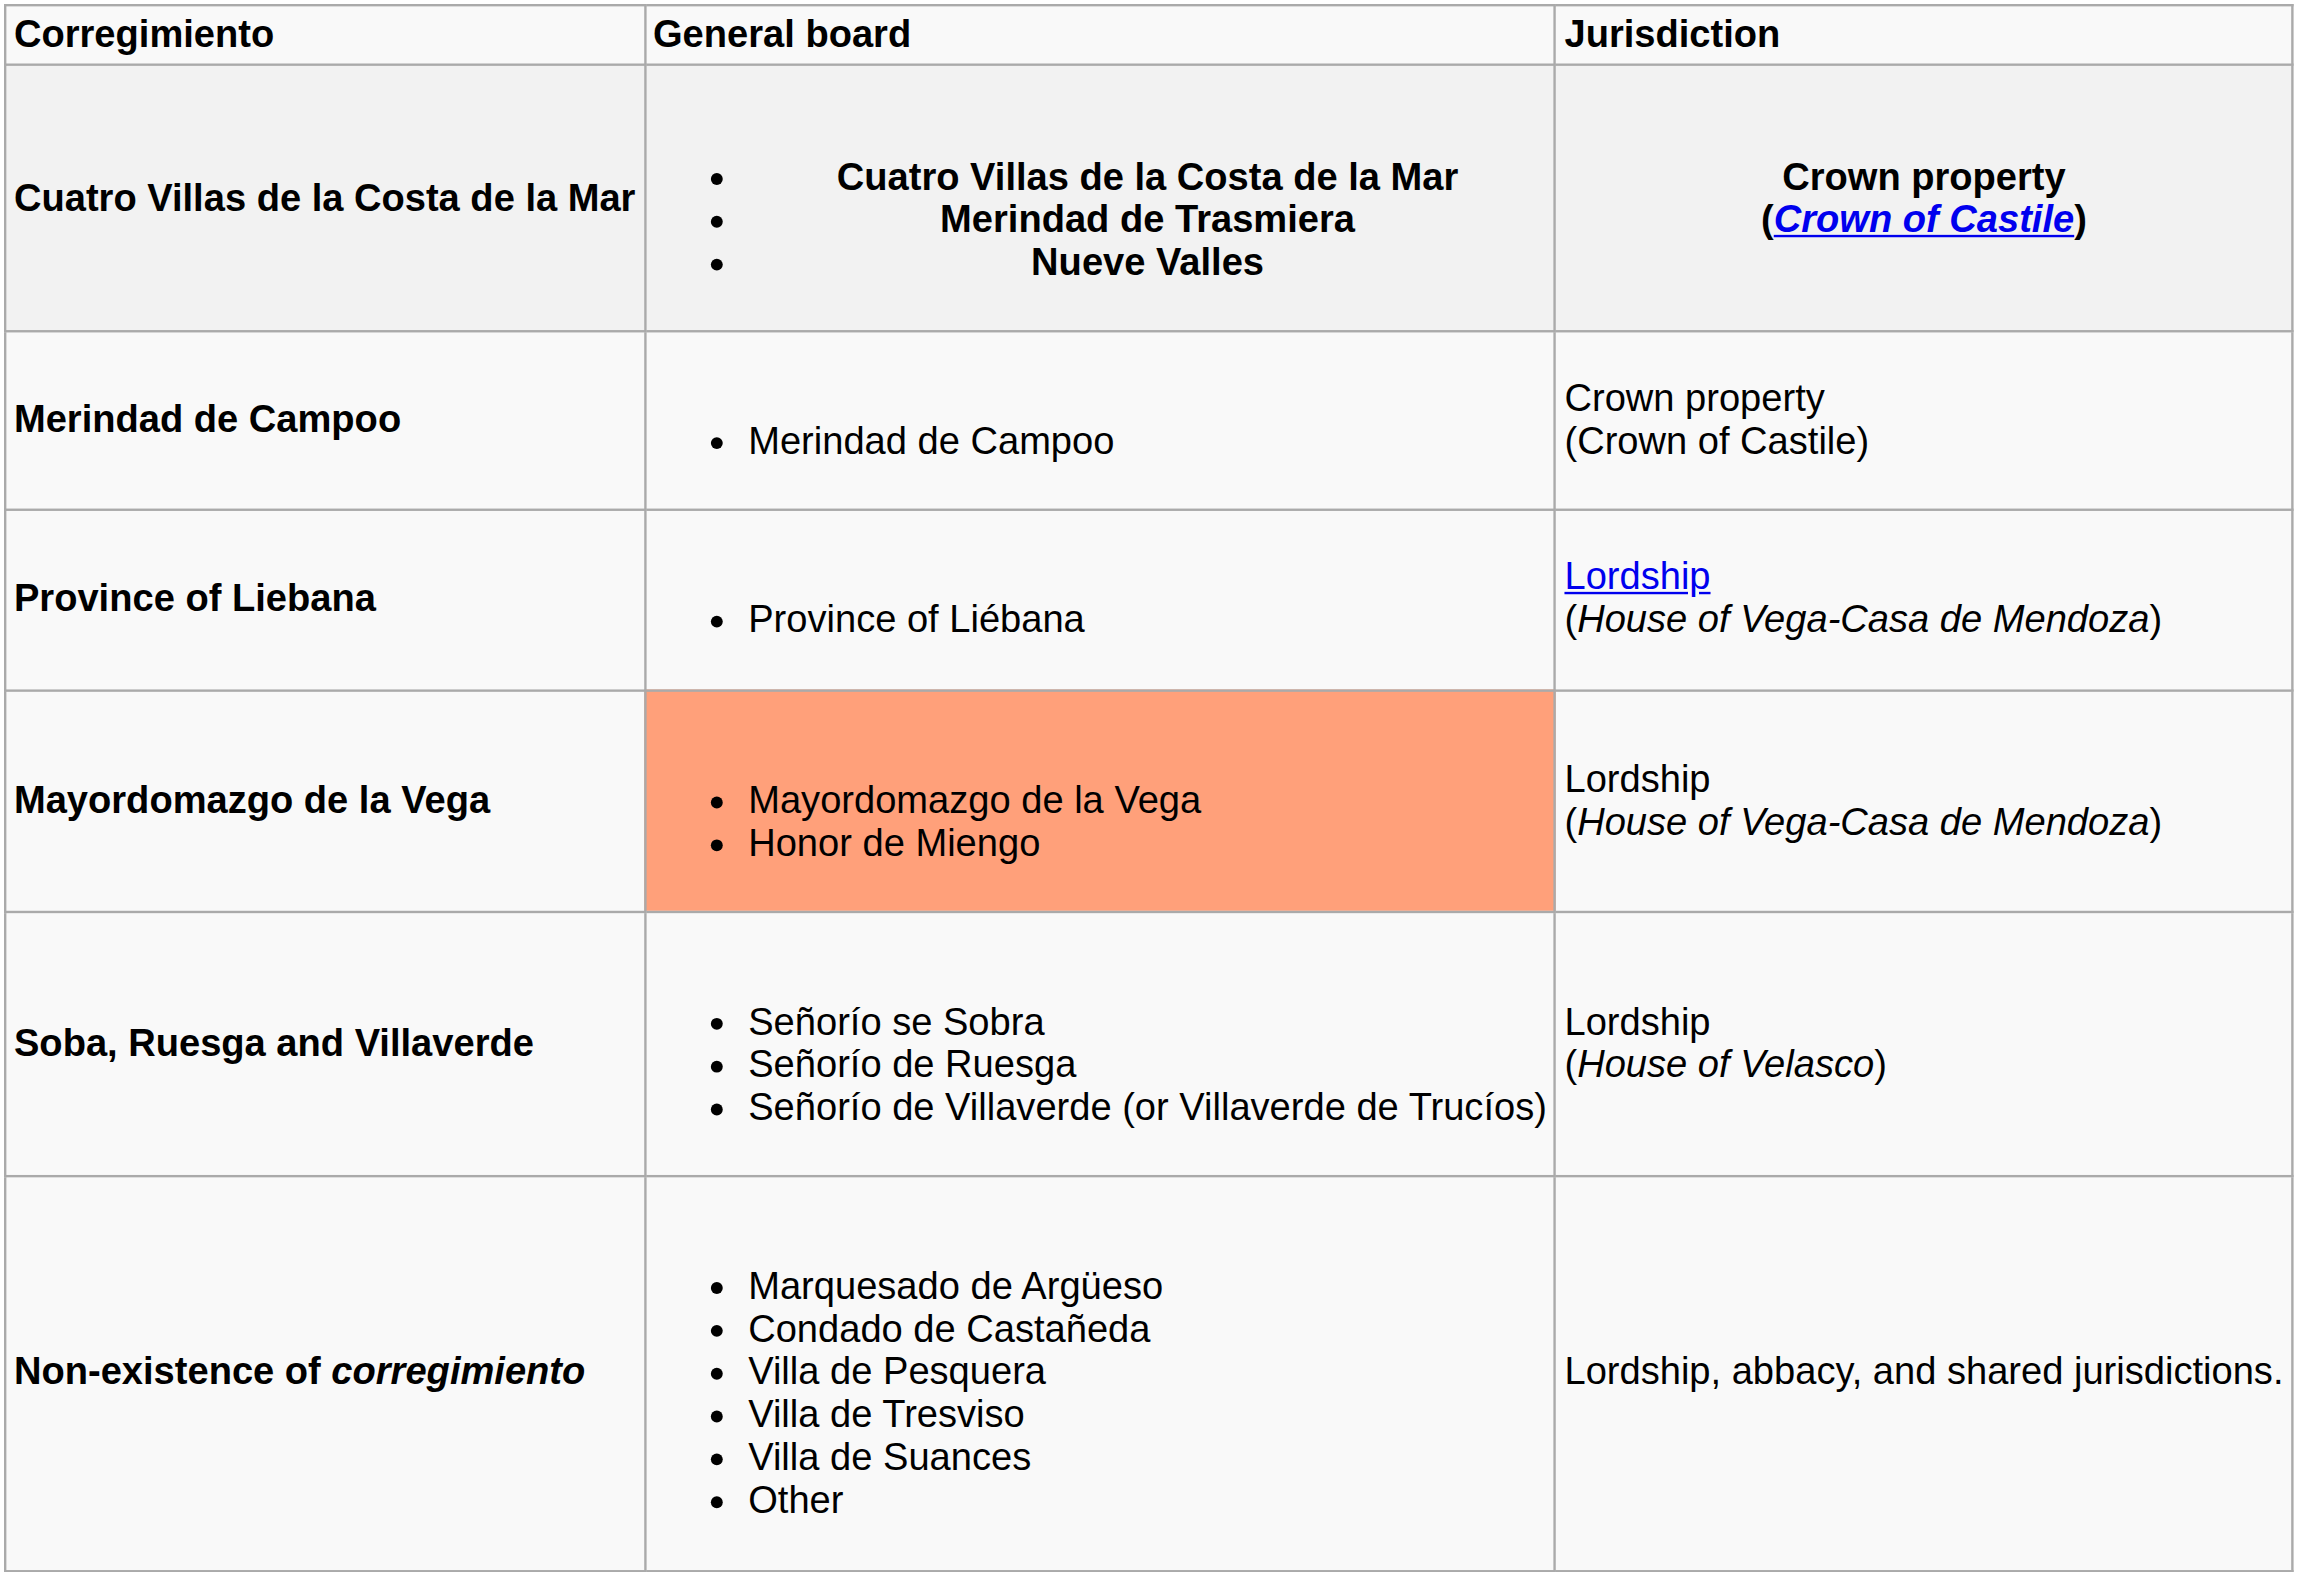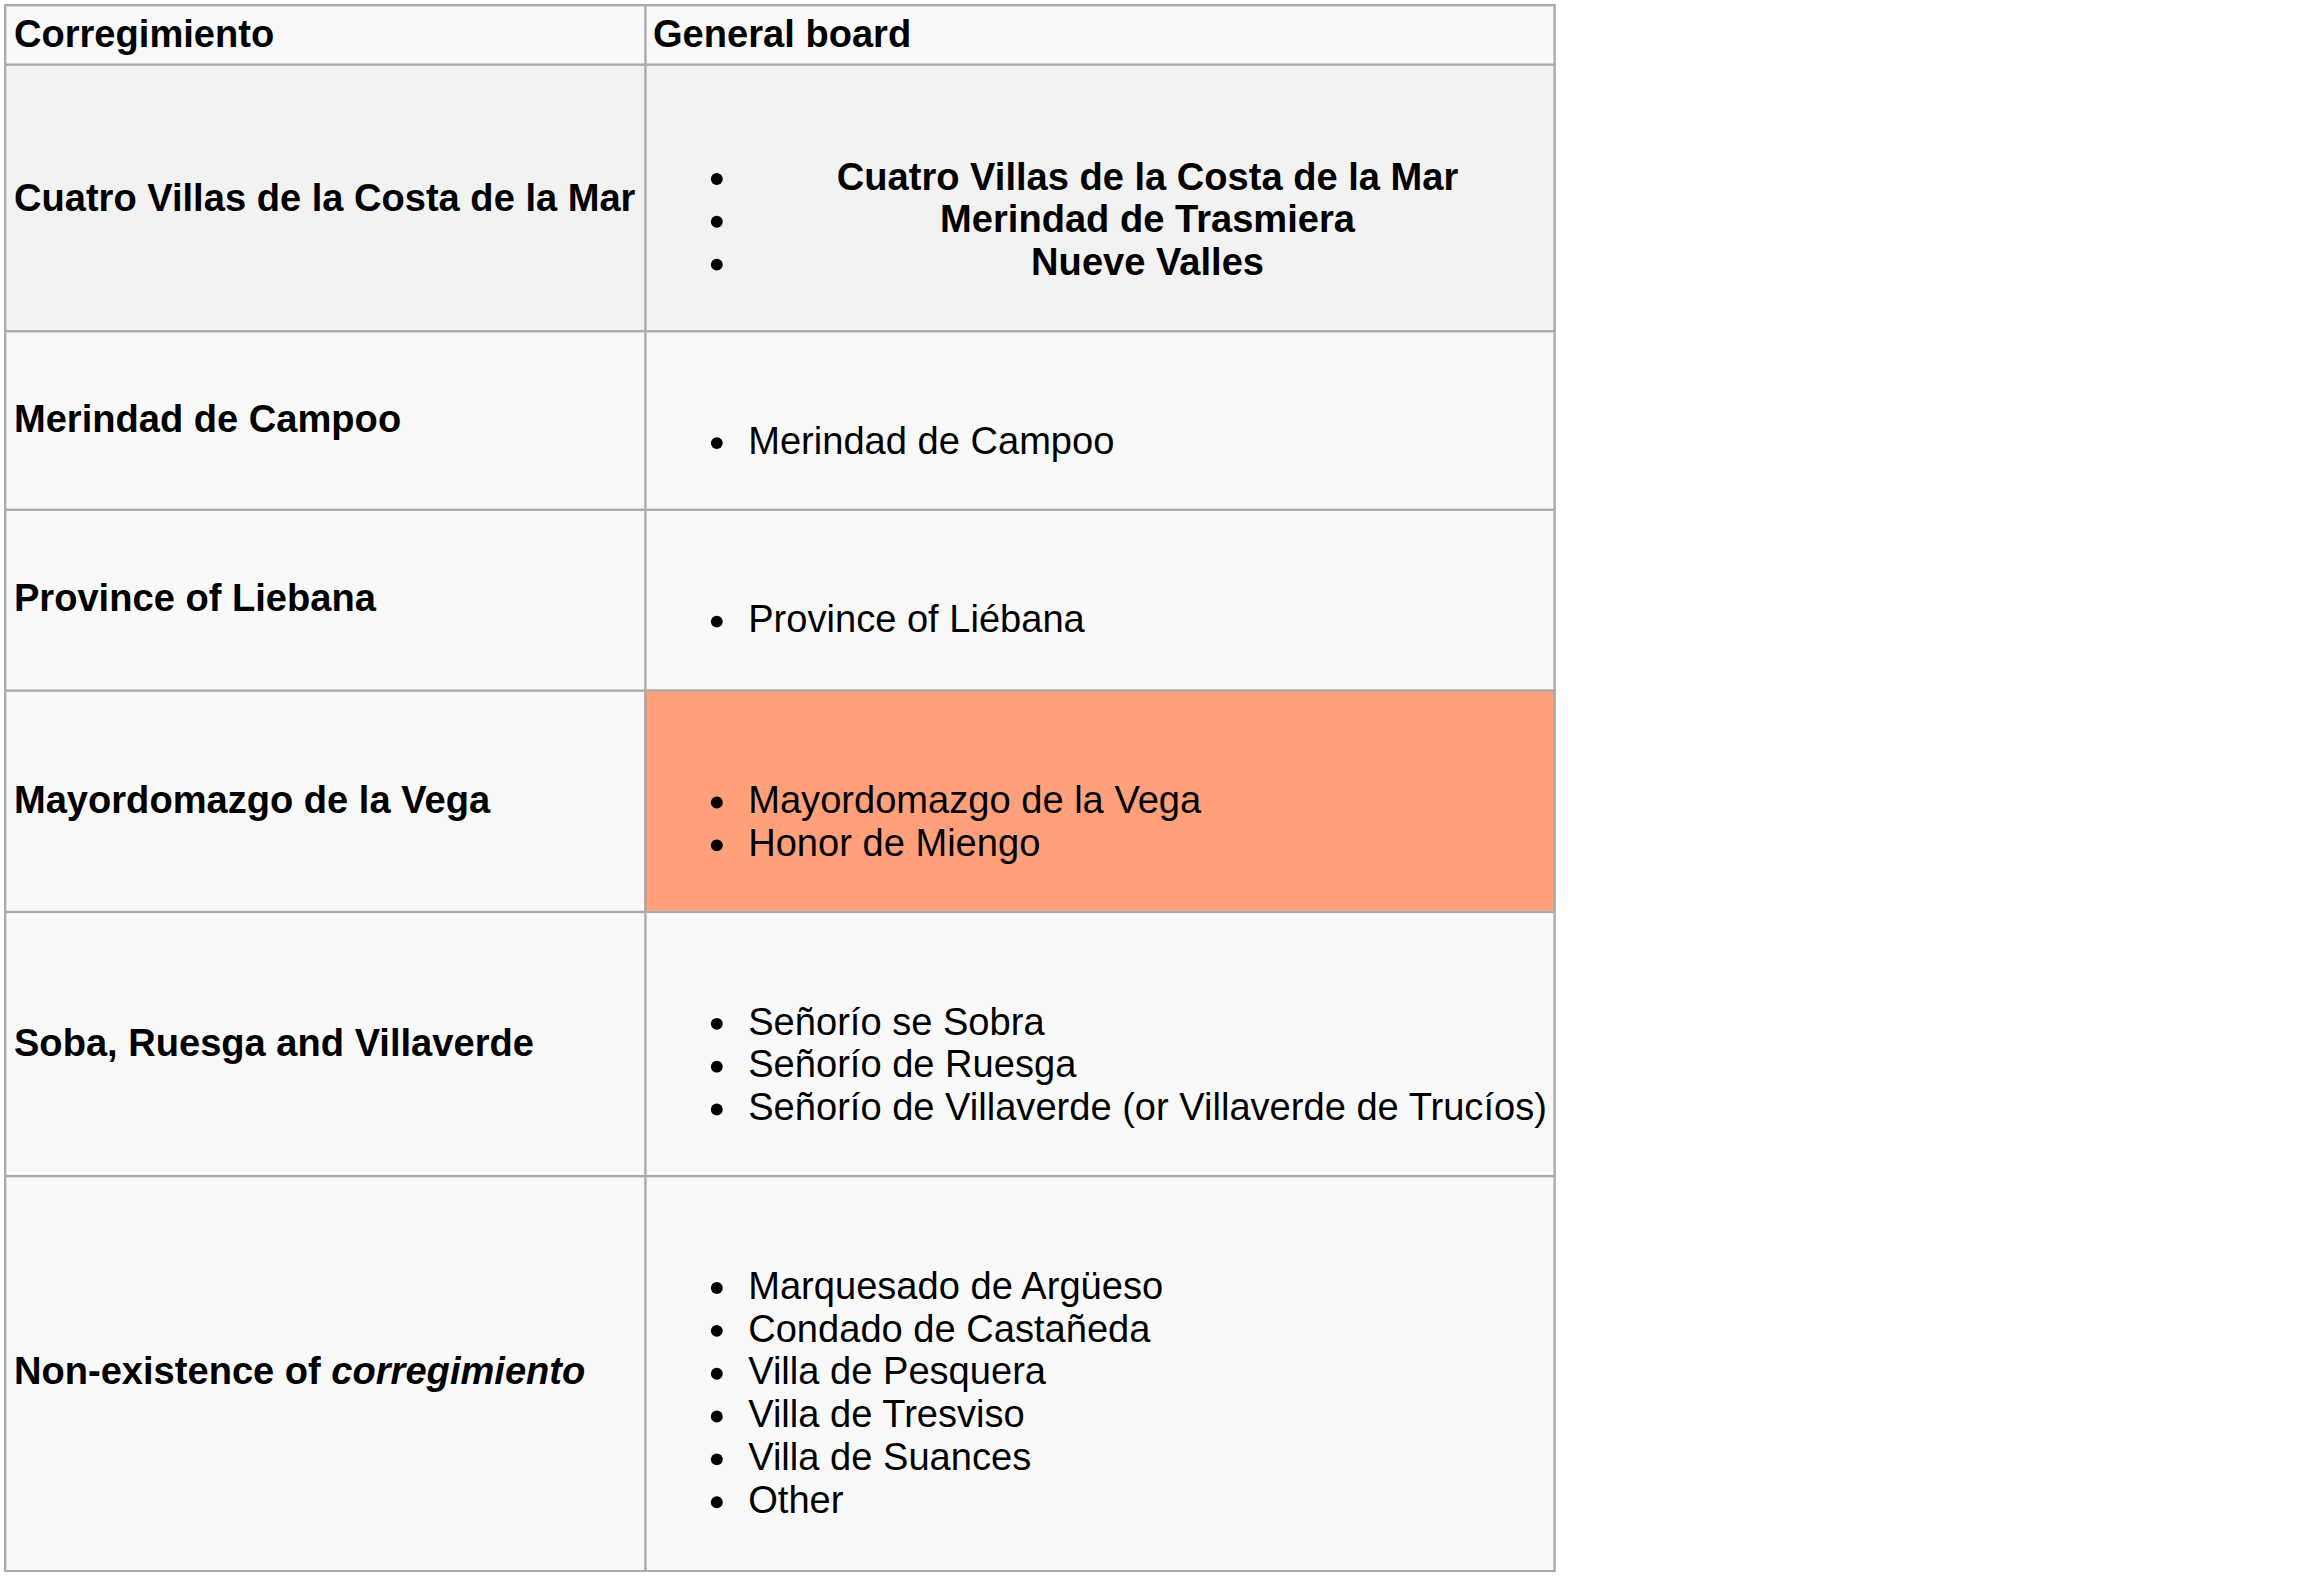- column: (1924, 197)
